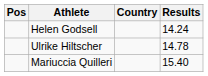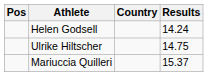(175, 46) 14.78 -> (175, 46) 14.75
(175, 63) 15.40 -> (175, 63) 15.37
